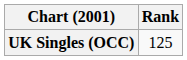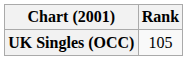(160, 42) 125 -> (160, 42) 105
